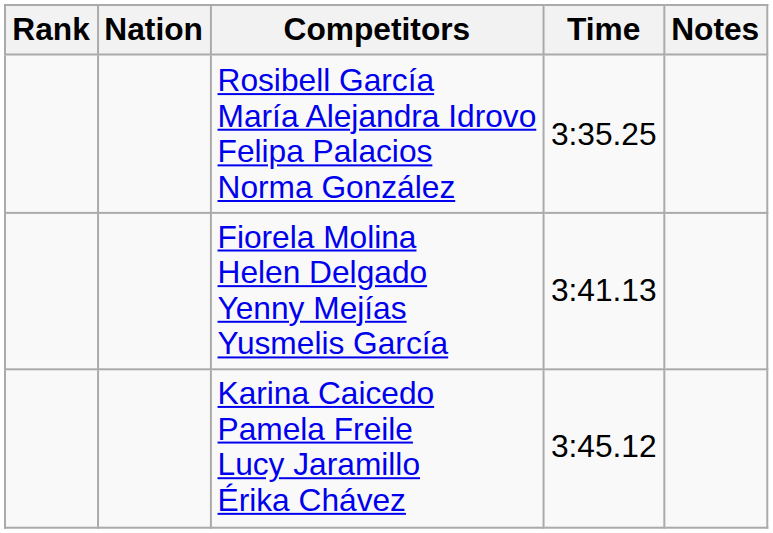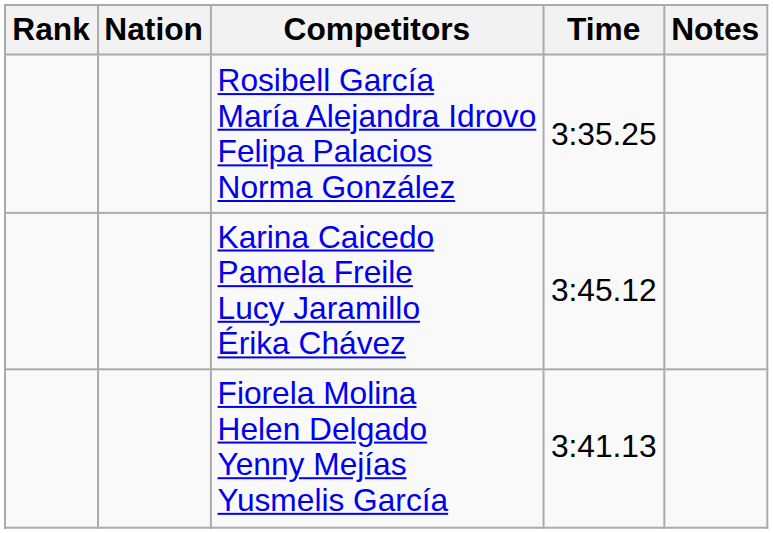rows swapped: (333, 290) <-> (326, 447)
